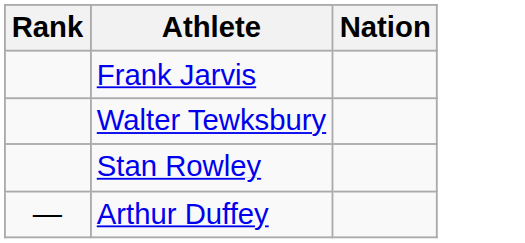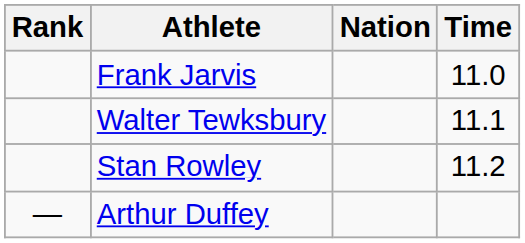+ column: (478, 27)
